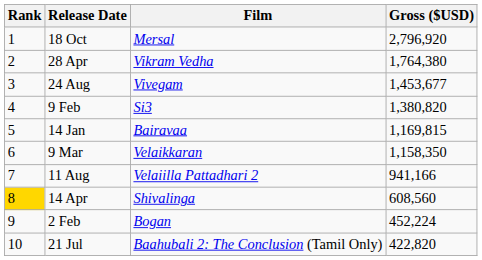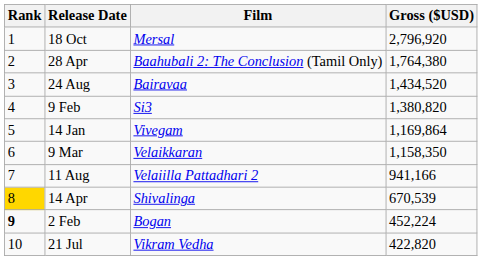(173, 61) Vikram Vedha -> (258, 61) Baahubali 2: The Conclusion (Tamil Only)
(158, 84) Vivegam -> (160, 84) Bairavaa
(418, 84) 1,453,677 -> (418, 84) 1,434,520
(160, 130) Bairavaa -> (158, 130) Vivegam
(418, 130) 1,169,815 -> (418, 130) 1,169,864
(412, 198) 608,560 -> (412, 198) 670,539
(11, 221) normal -> (11, 221) bold
(258, 244) Baahubali 2: The Conclusion (Tamil Only) -> (173, 244) Vikram Vedha
